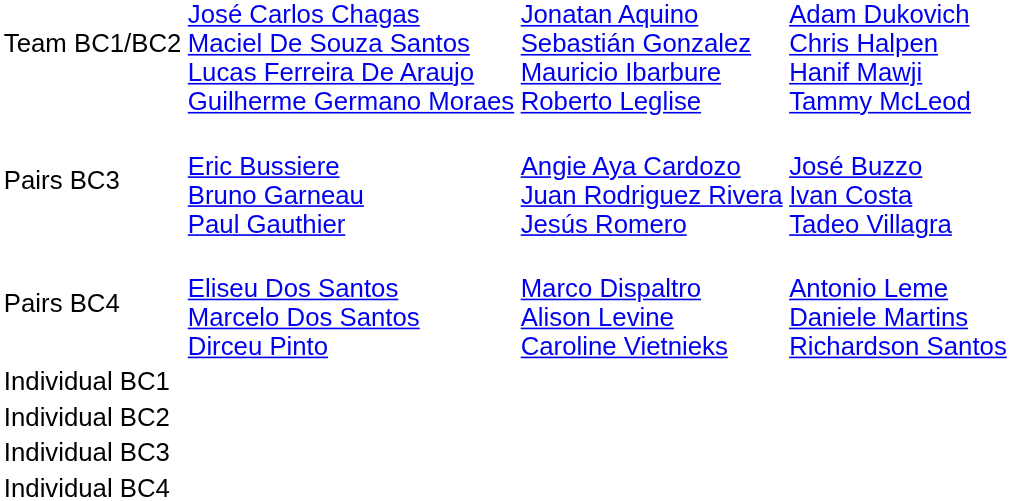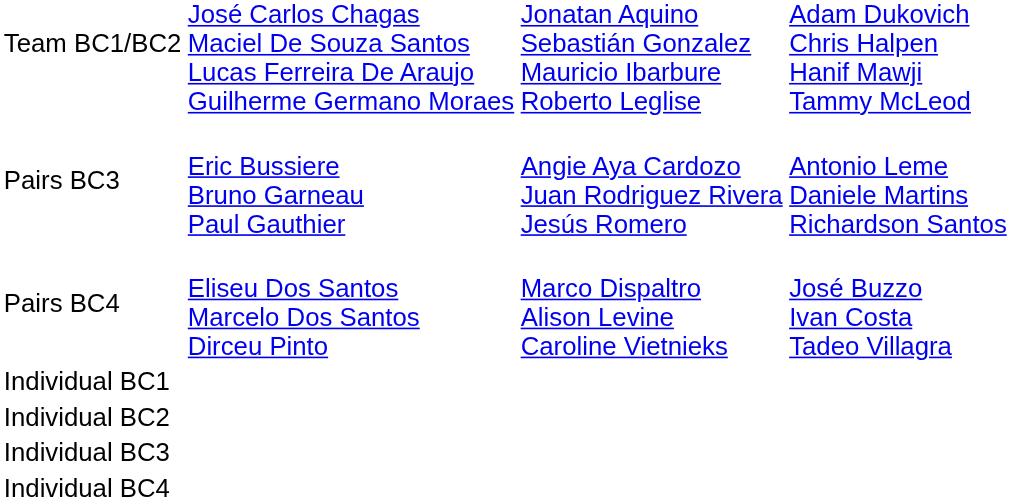(871, 195) José Buzzo Ivan Costa Tadeo Villagra -> (898, 195) Antonio Leme Daniele Martins Richardson Santos
(898, 317) Antonio Leme Daniele Martins Richardson Santos -> (871, 317) José Buzzo Ivan Costa Tadeo Villagra
